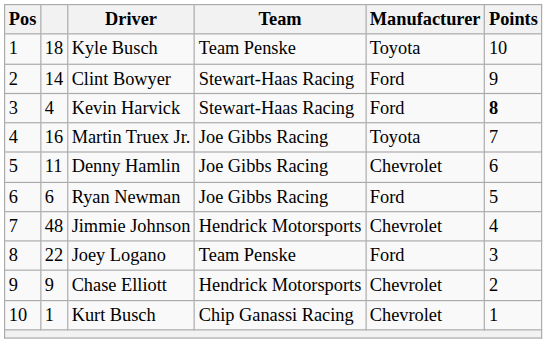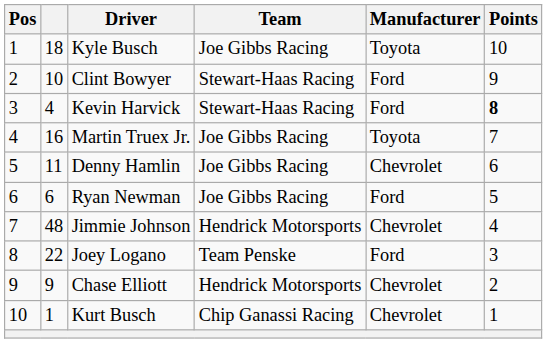(247, 48) Team Penske -> (264, 48) Joe Gibbs Racing
(54, 78) 14 -> (54, 78) 10
